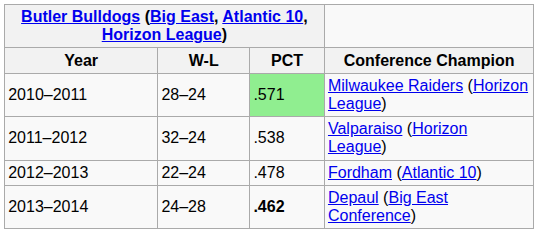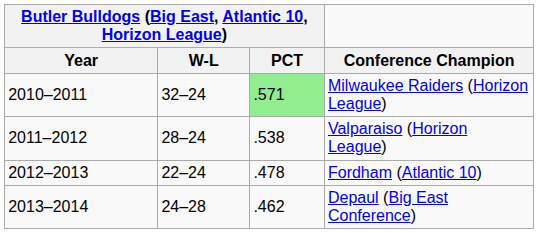(184, 94) 28–24 -> (184, 94) 32–24
(184, 138) 32–24 -> (184, 138) 28–24
(269, 207) bold -> (269, 207) normal
